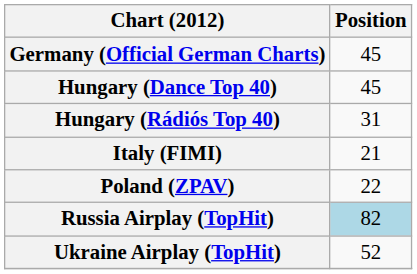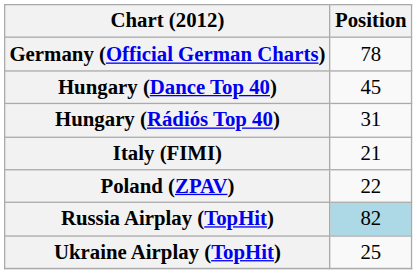(371, 53) 45 -> (371, 53) 78
(371, 251) 52 -> (371, 251) 25
